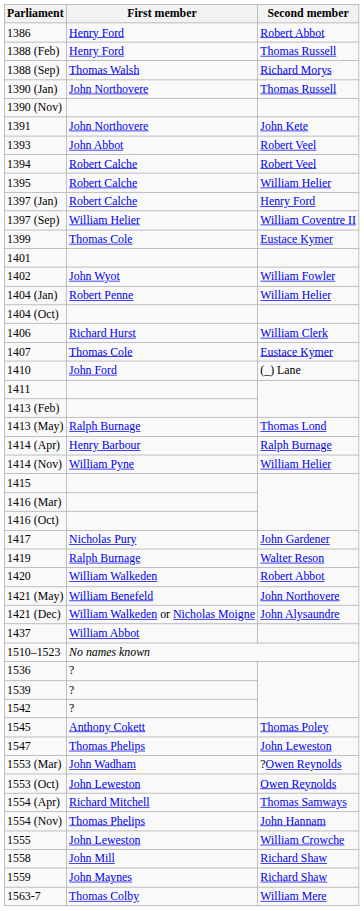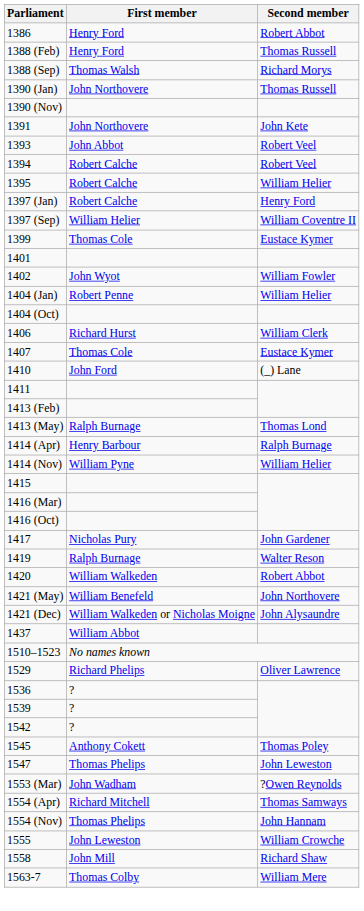+ row: (19, 671)
- row: (33, 783)
- row: (19, 877)
